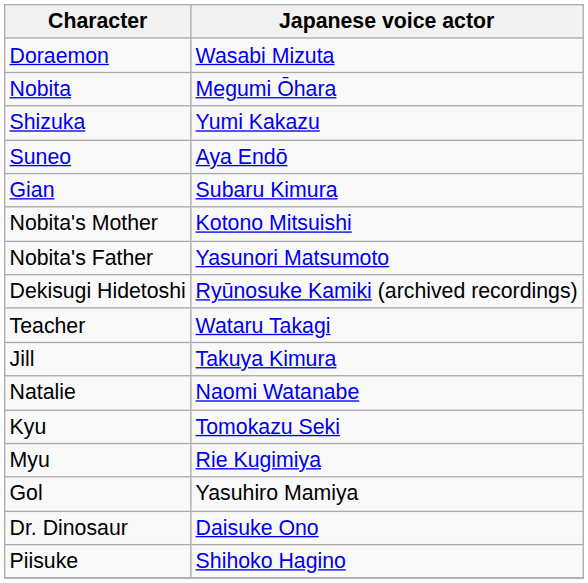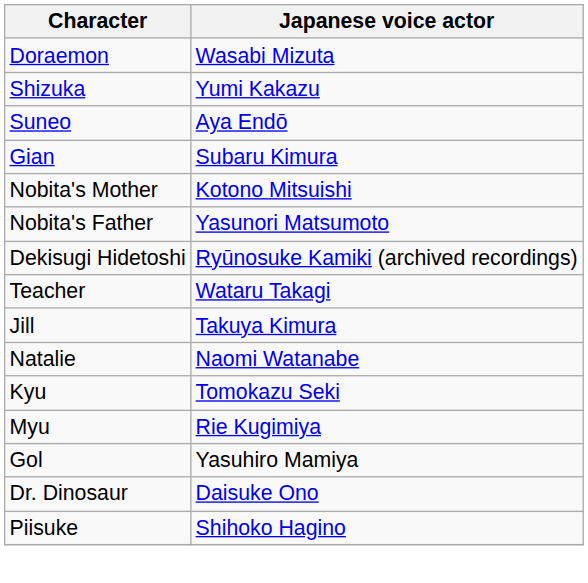- row: (40, 88)
